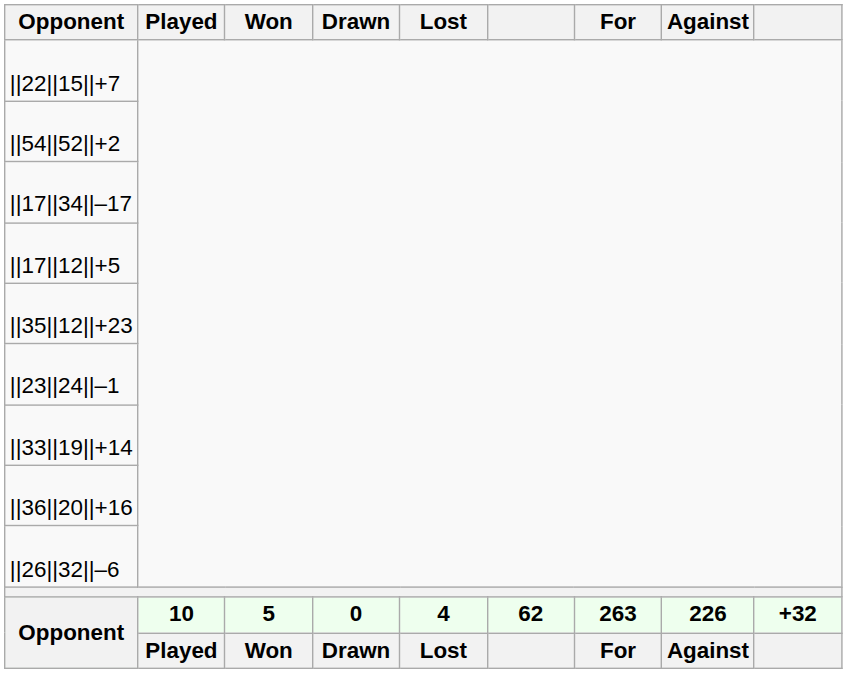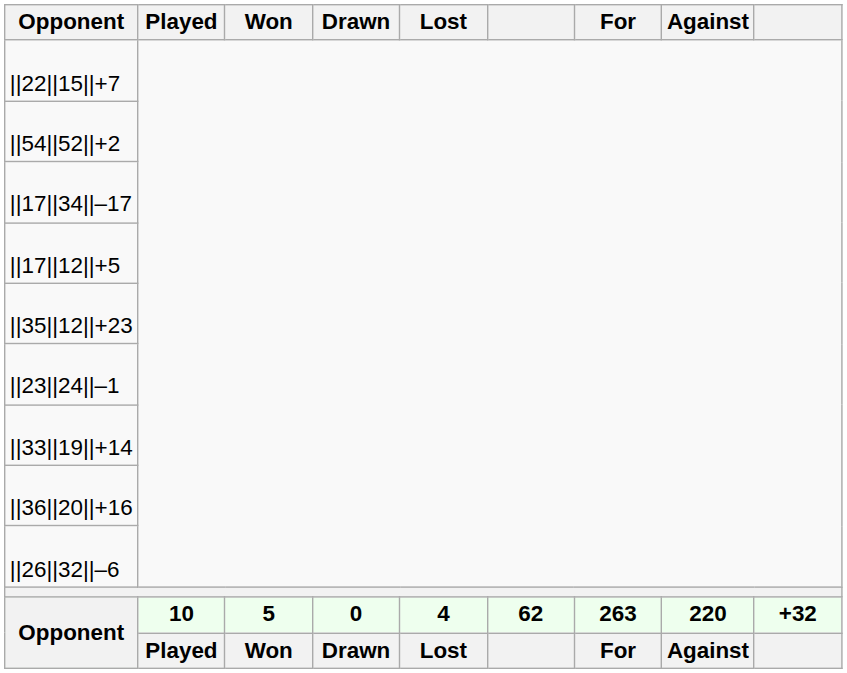(708, 614) 226 -> (708, 614) 220
